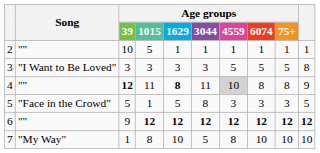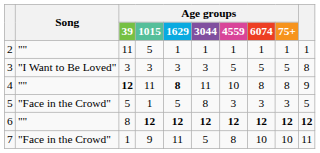(127, 49) 10 -> (127, 49) 11
(233, 85) lightgrey background -> (233, 85) no background
(127, 121) 9 -> (127, 121) 8
(42, 139) "My Way" -> (64, 139) "Face in the Crowd"
(150, 139) 8 -> (150, 139) 9
(177, 139) 10 -> (177, 139) 11
(307, 139) 10 -> (307, 139) 11
